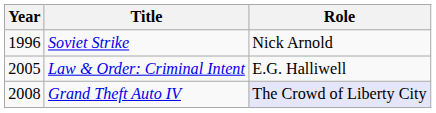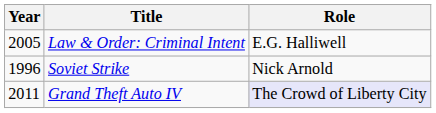rows swapped: (89, 42) <-> (146, 68)
(24, 94) 2008 -> (24, 94) 2011
